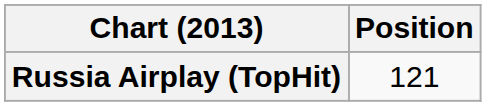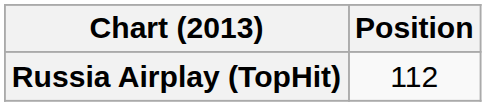(414, 76) 121 -> (414, 76) 112
